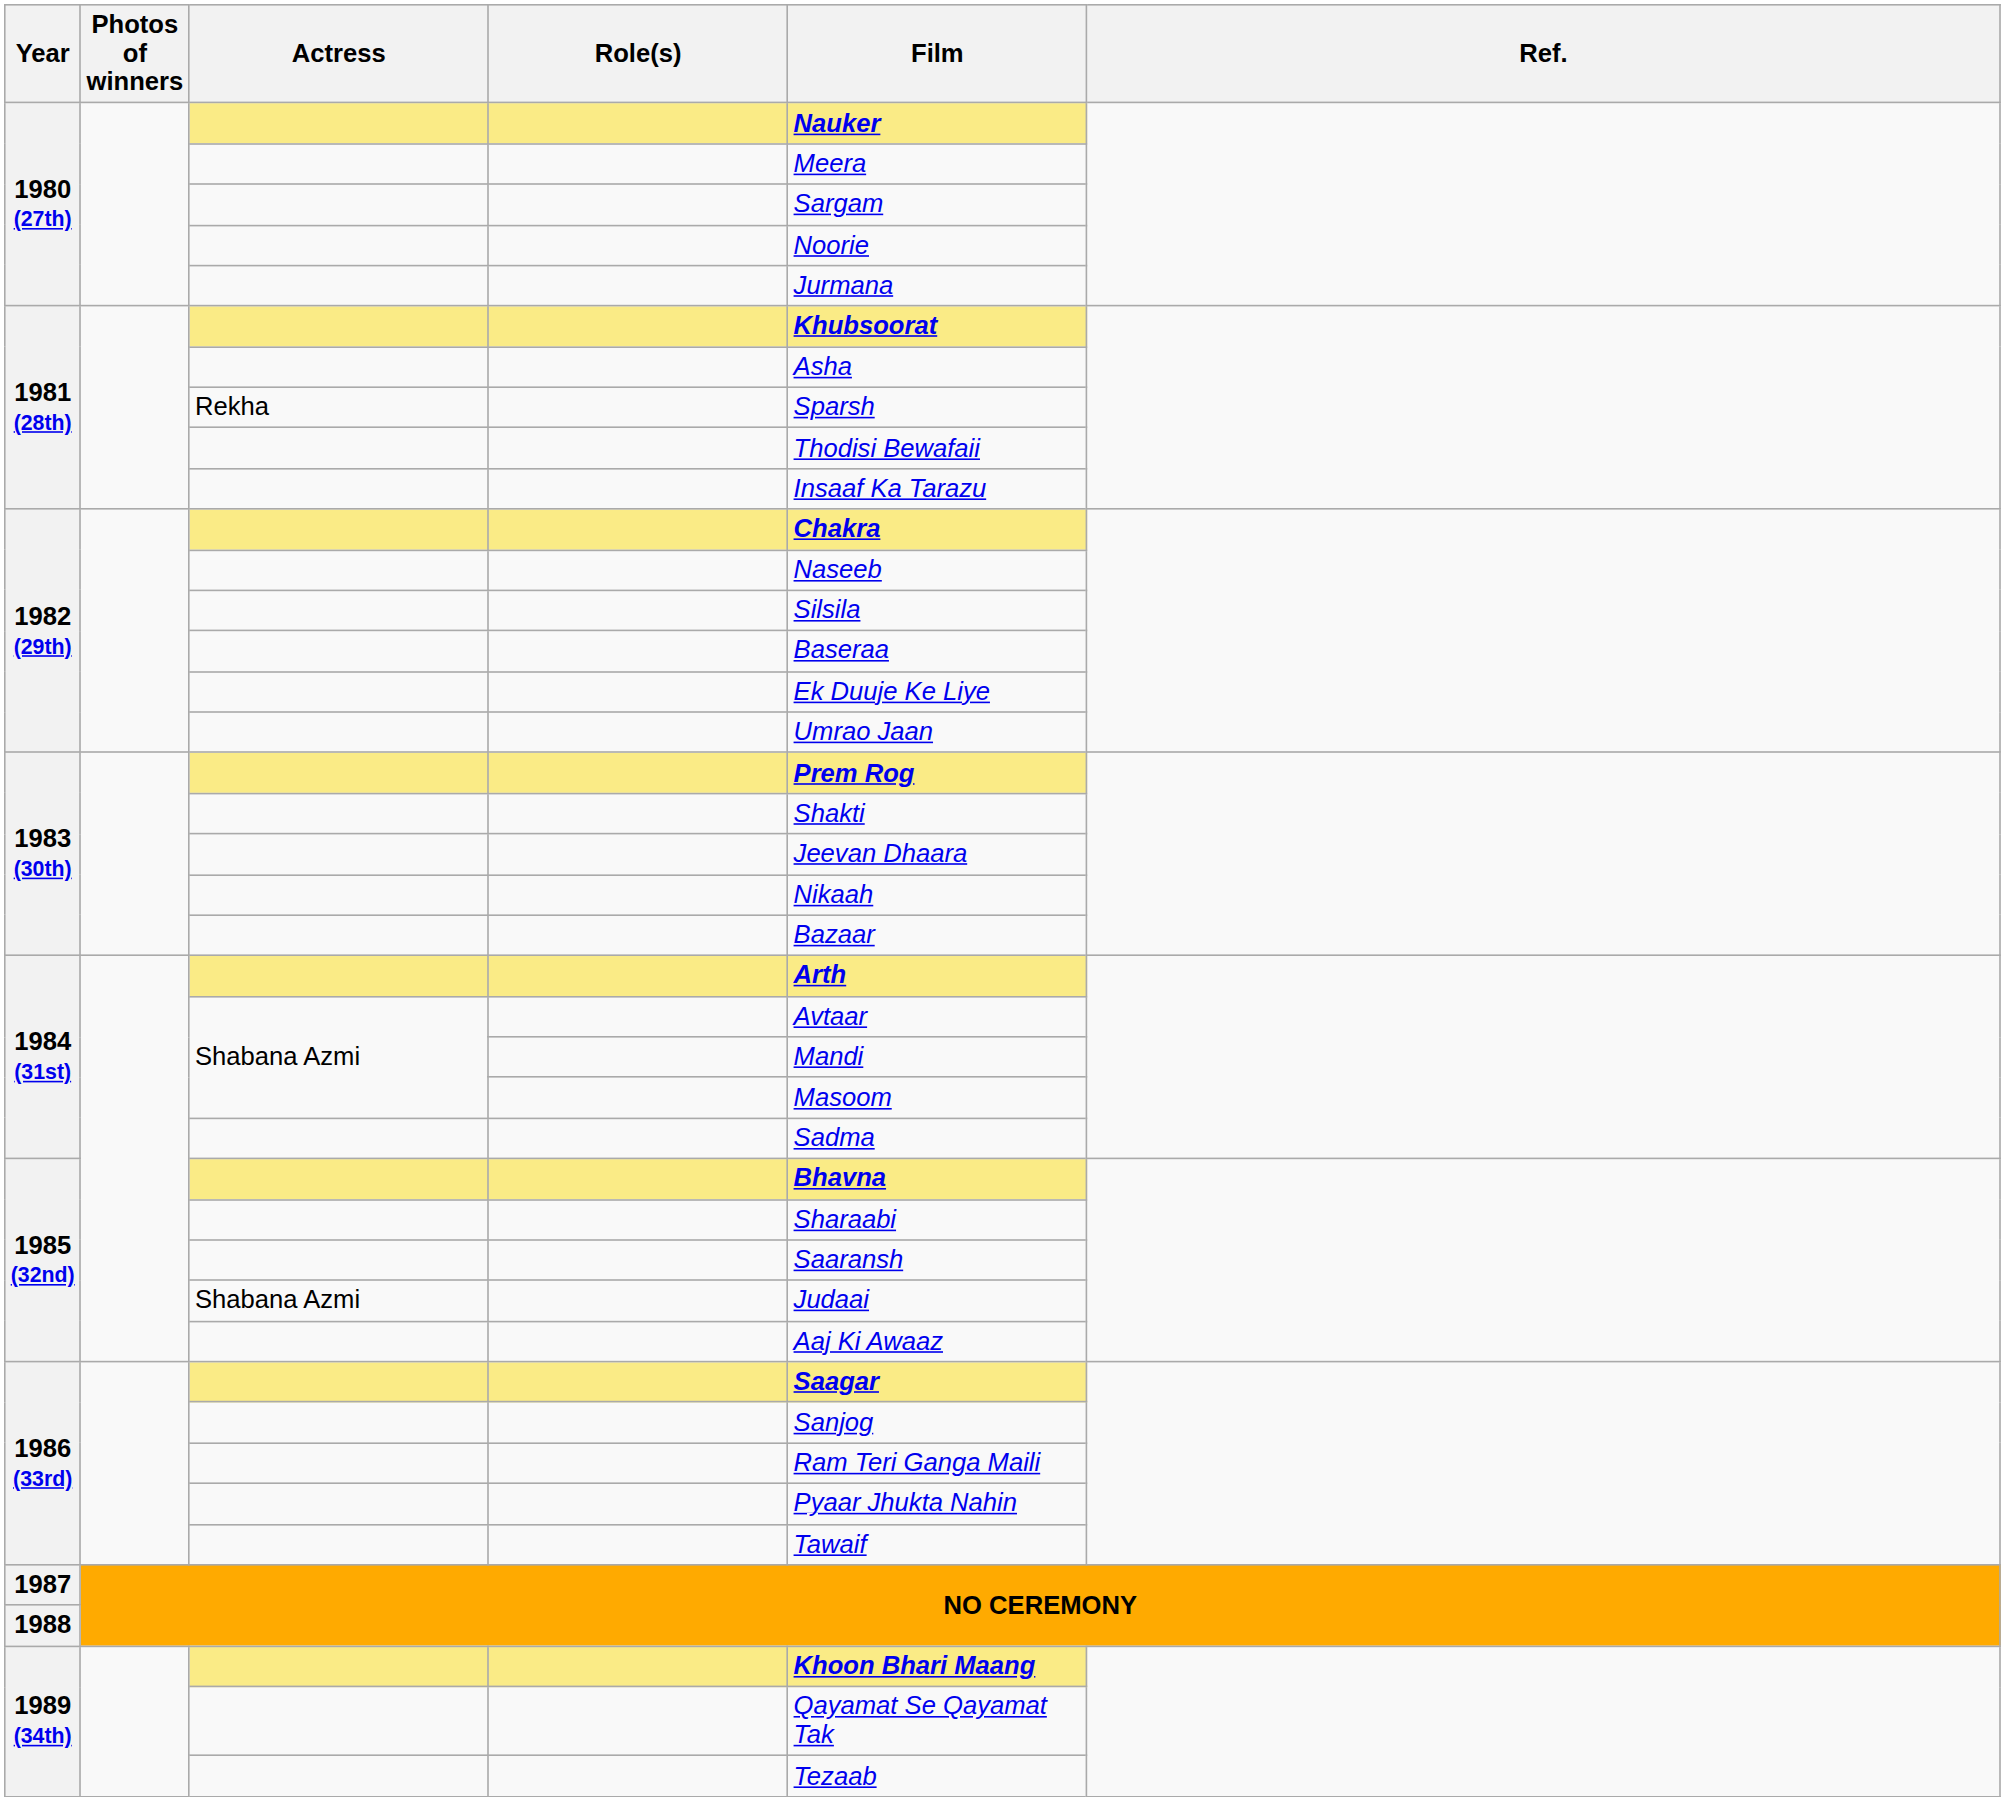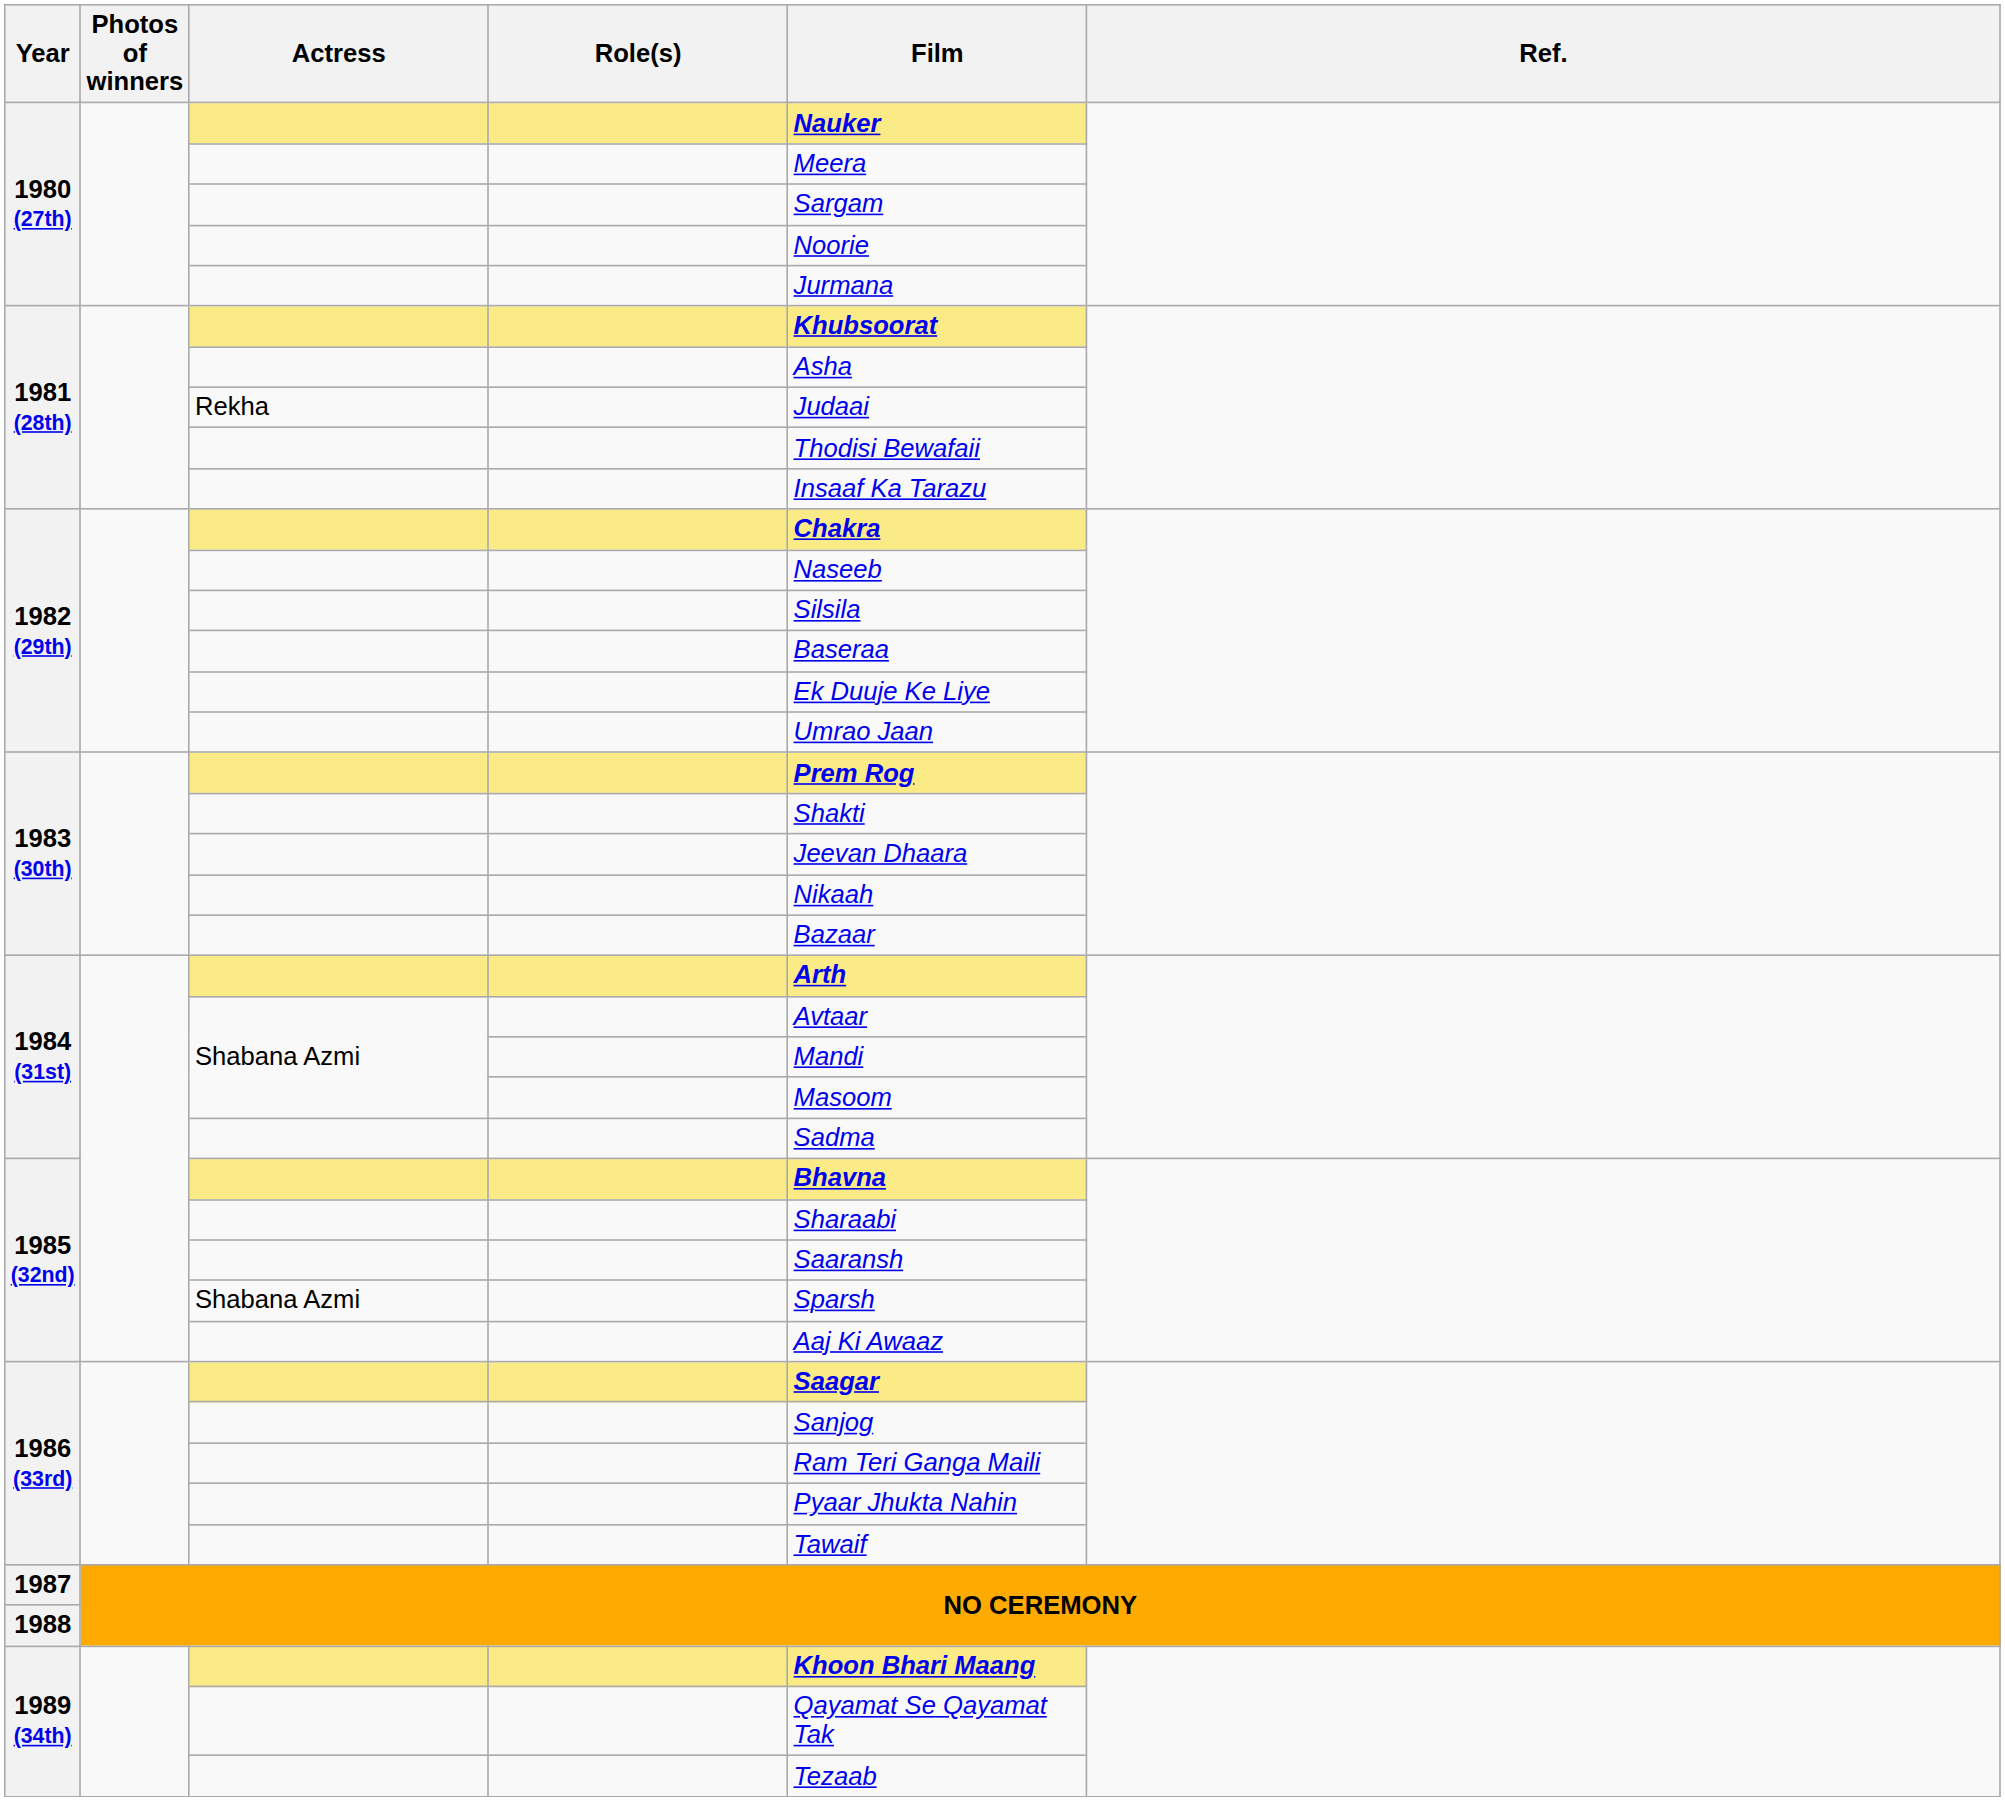(834, 407) Sparsh -> (831, 407) Judaai
(831, 1300) Judaai -> (834, 1300) Sparsh
